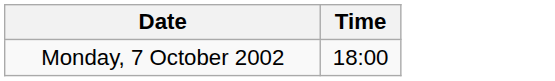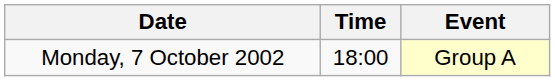+ column: (475, 22)
